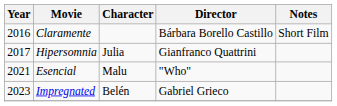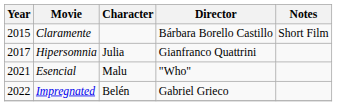(19, 33) 2016 -> (19, 33) 2015
(19, 91) 2023 -> (19, 91) 2022
